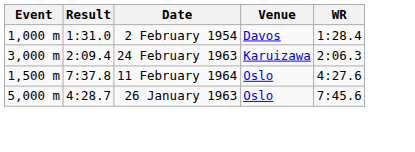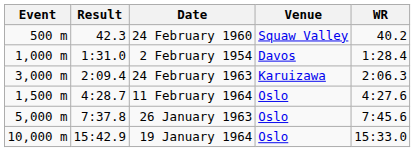+ row: (192, 35)
(89, 76) 7:37.8 -> (104, 96) 4:28.7
(89, 96) 4:28.7 -> (104, 116) 7:37.8
+ row: (196, 137)
